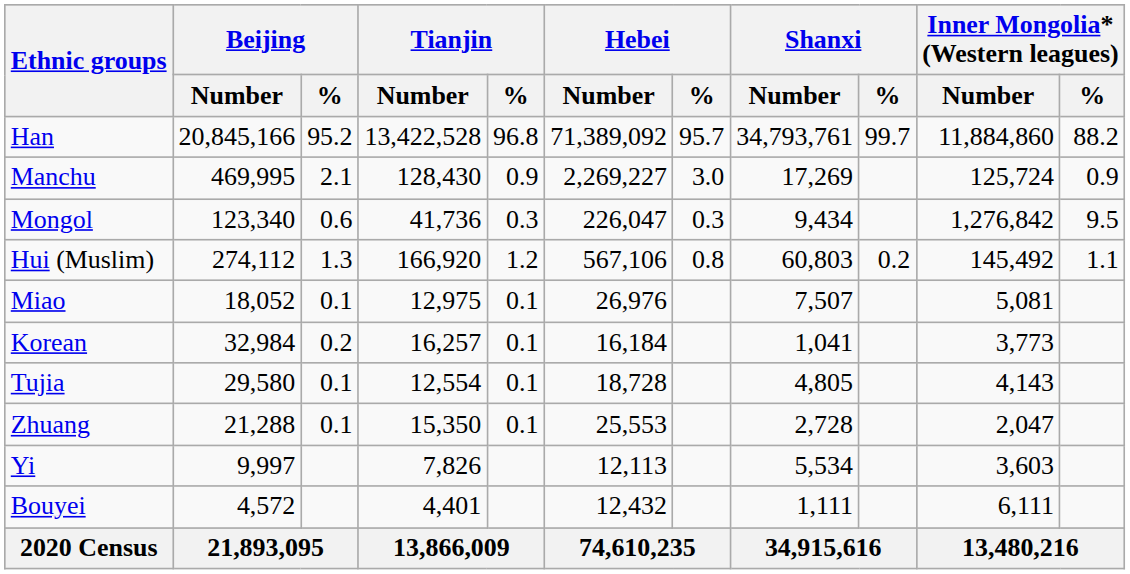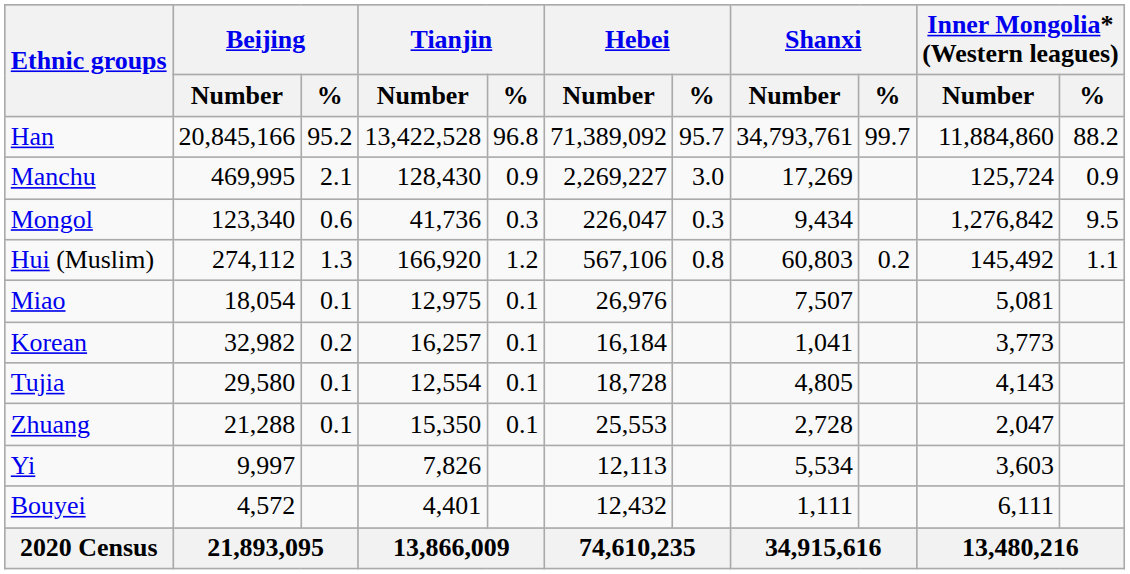(260, 300) 18,052 -> (260, 300) 18,054
(260, 341) 32,984 -> (260, 341) 32,982
